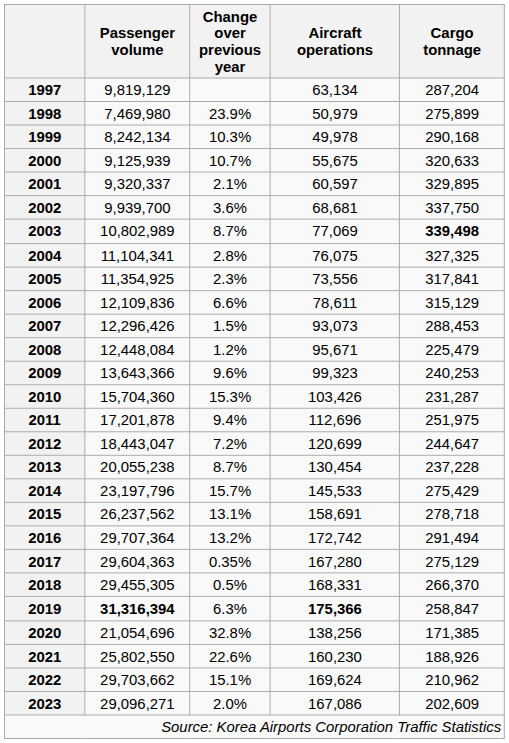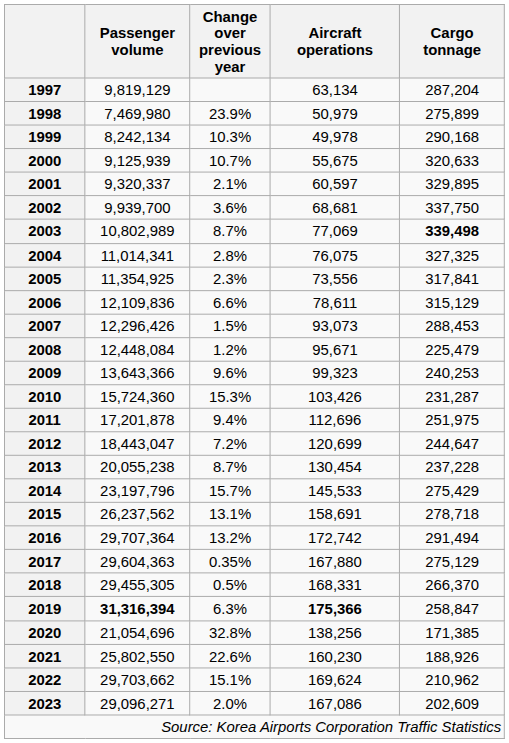(137, 255) 11,104,341 -> (137, 255) 11,014,341
(137, 397) 15,704,360 -> (137, 397) 15,724,360
(335, 562) 167,280 -> (335, 562) 167,880
